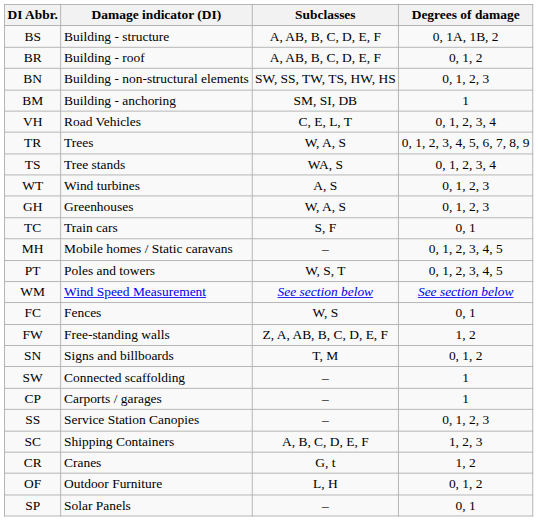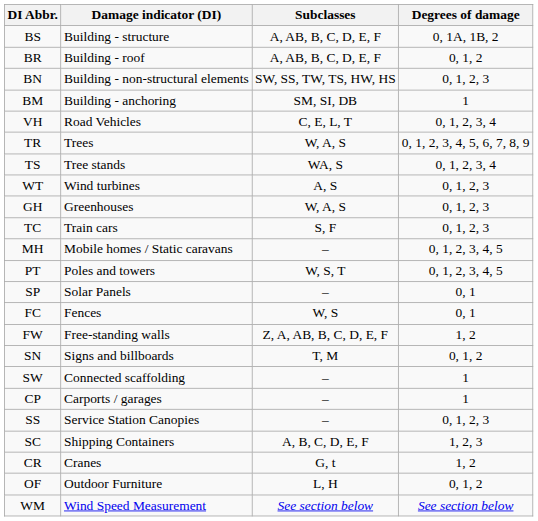(466, 228) 0, 1 -> (466, 228) 0, 1, 2, 3
rows swapped: (33, 505) <-> (33, 292)
